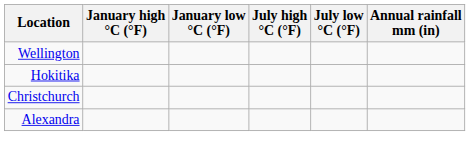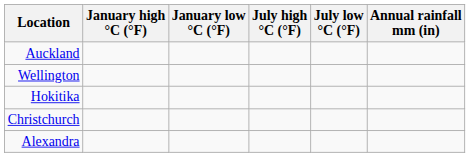+ row: (52, 53)
